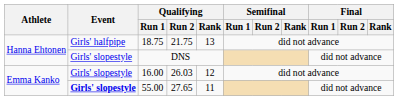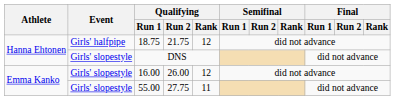(210, 42) 13 -> (206, 42) 12
(182, 73) 26.03 -> (178, 73) 26.00
(103, 88) bold -> (101, 88) normal
(182, 88) 27.65 -> (178, 88) 27.75
